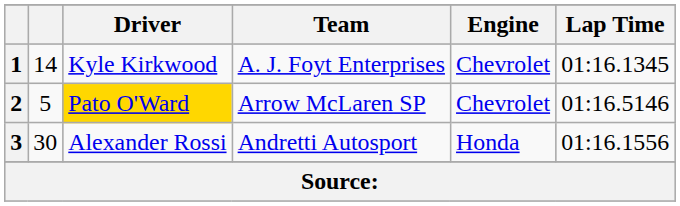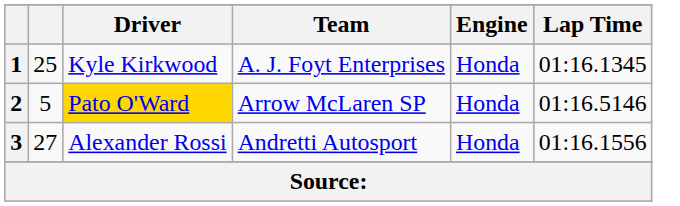(45, 63) 14 -> (45, 63) 25
(503, 63) Chevrolet -> (488, 63) Honda
(503, 103) Chevrolet -> (488, 103) Honda
(45, 142) 30 -> (45, 142) 27
